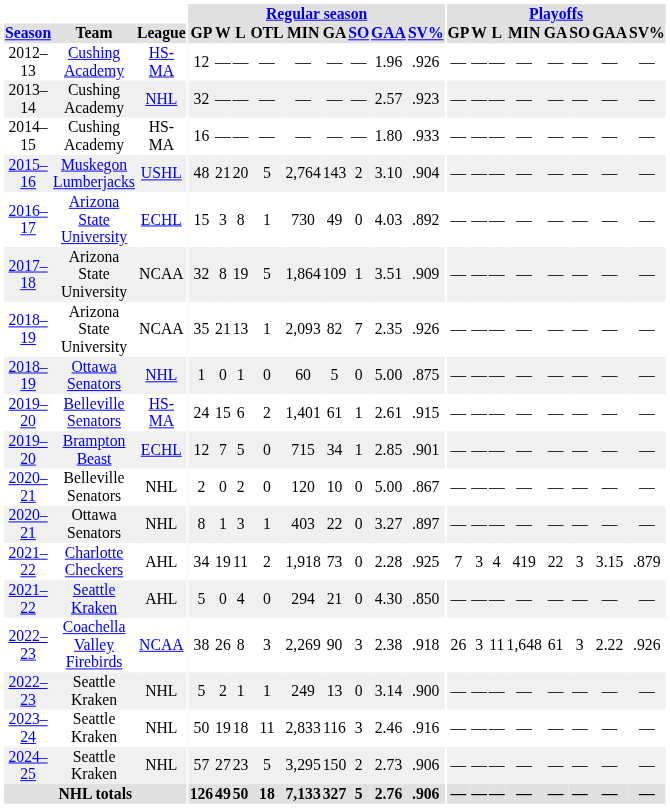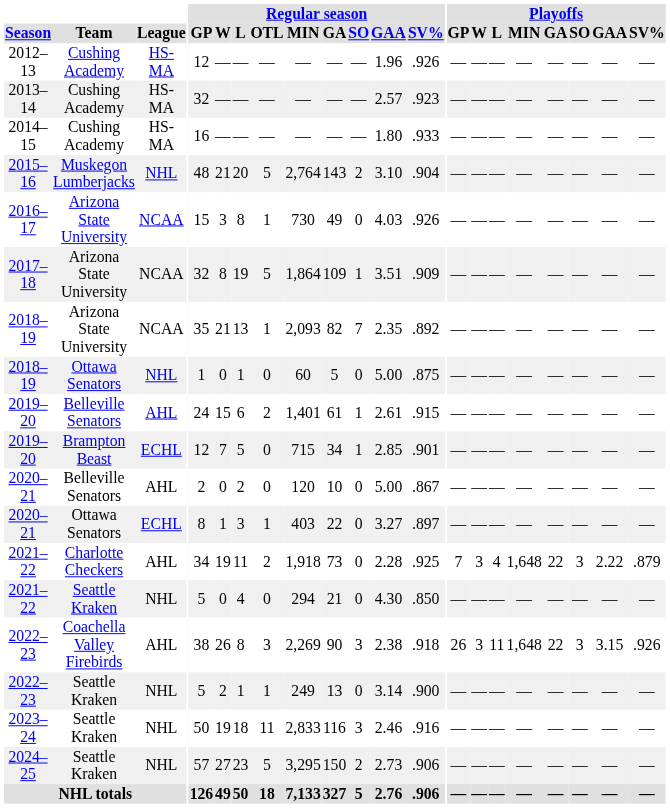(161, 99) NHL -> (161, 99) HS-MA
(161, 173) USHL -> (161, 173) NHL
(161, 219) ECHL -> (161, 219) NCAA
(426, 219) .892 -> (426, 219) .926
(426, 329) .926 -> (426, 329) .892
(161, 412) HS-MA -> (161, 412) AHL
(161, 487) NHL -> (161, 487) AHL
(161, 524) NHL -> (161, 524) ECHL
(524, 561) 419 -> (524, 561) 1,648
(610, 561) 3.15 -> (610, 561) 2.22
(161, 598) AHL -> (161, 598) NHL
(161, 644) NCAA -> (161, 644) AHL
(556, 644) 61 -> (556, 644) 22
(610, 644) 2.22 -> (610, 644) 3.15
